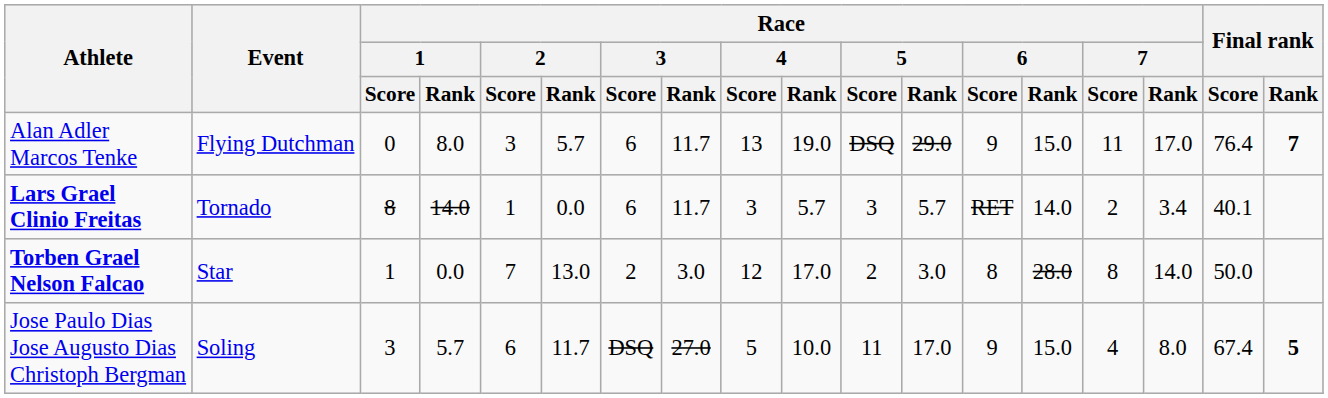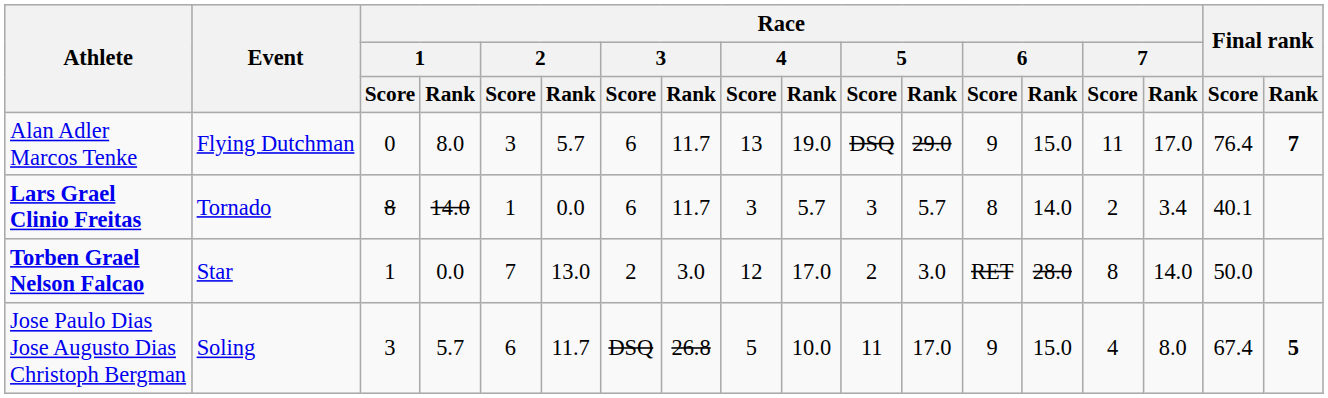(992, 207) RET -> (992, 207) 8
(992, 270) 8 -> (992, 270) RET
(691, 347) 27.0 -> (691, 347) 26.8
